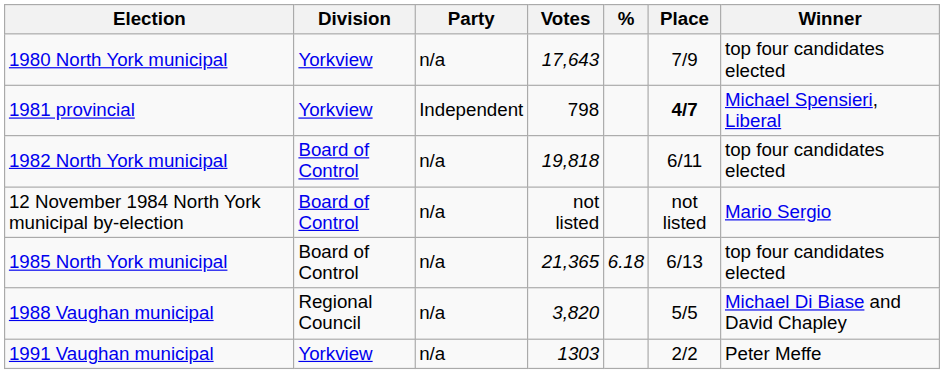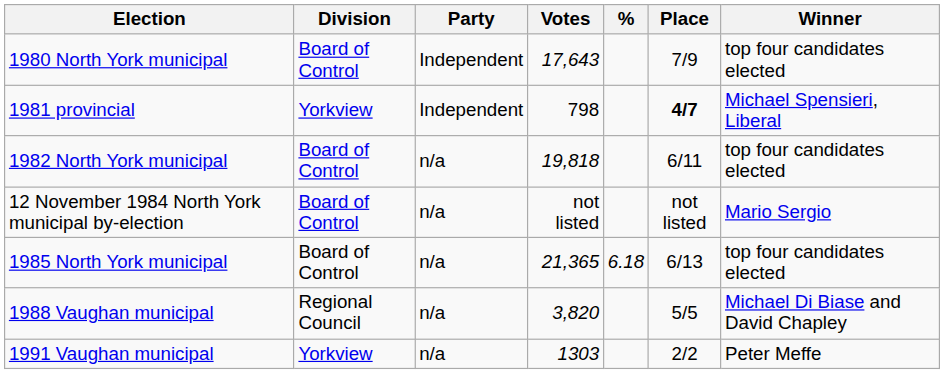(336, 59) Yorkview -> (334, 59) Board of Control
(432, 59) n/a -> (471, 59) Independent
